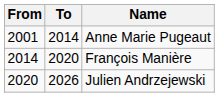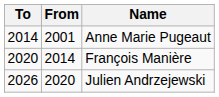columns swapped: (25, 15) <-> (64, 15)
